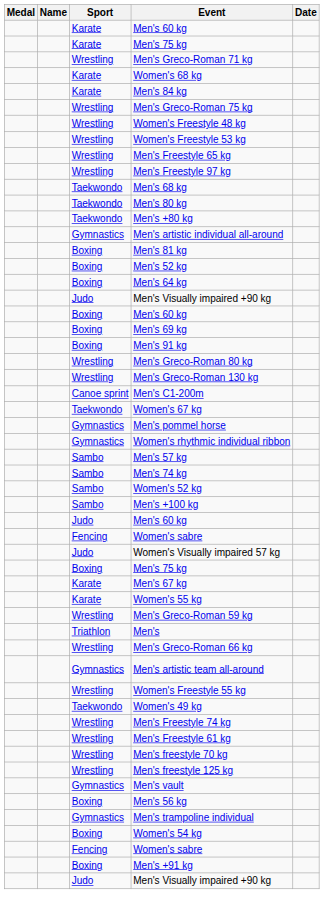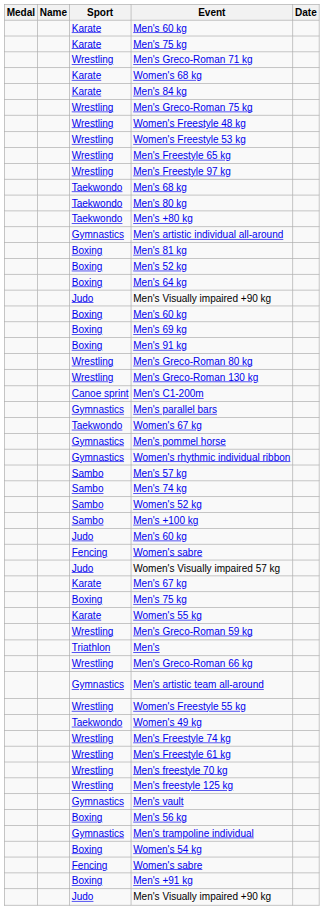+ row: (98, 409)
rows swapped: (87, 568) <-> (86, 584)
